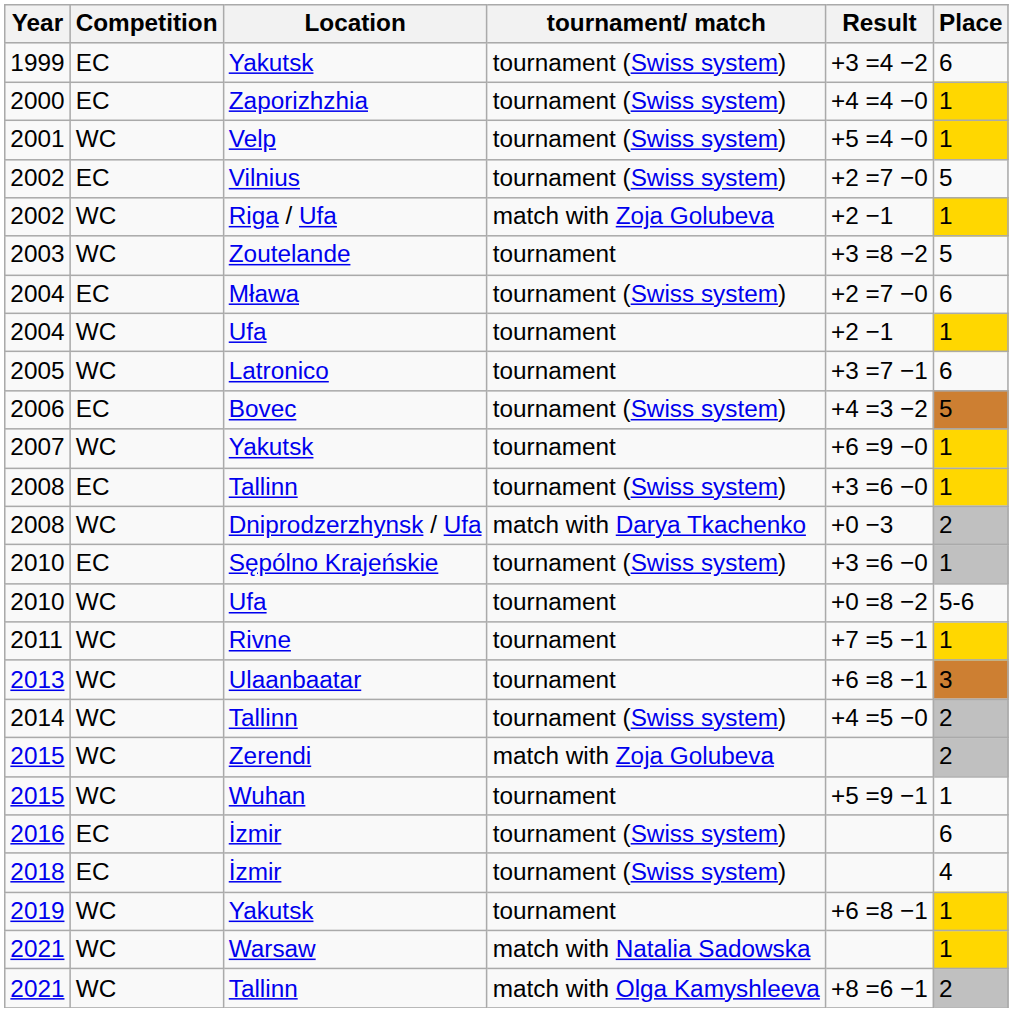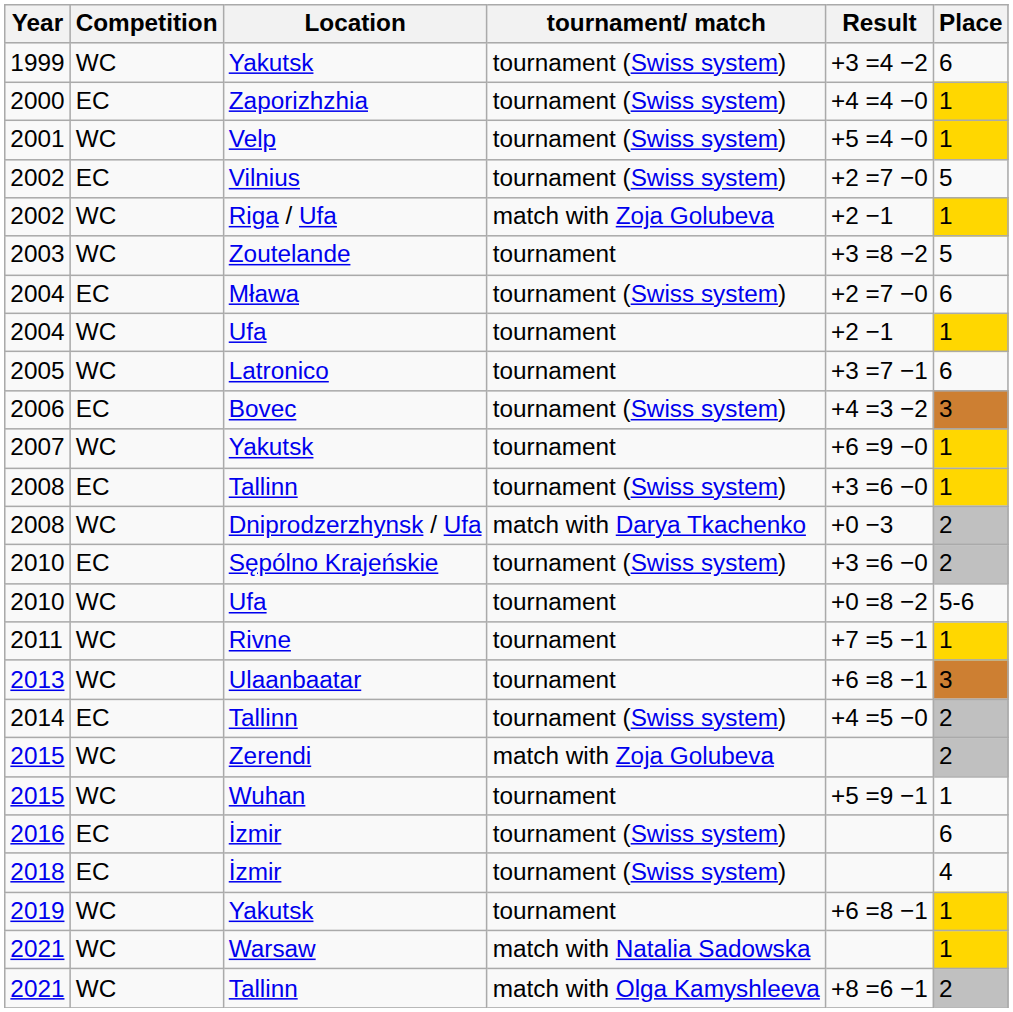(93, 62) EC -> (96, 62) WC
(946, 409) 5 -> (946, 409) 3
(946, 563) 1 -> (946, 563) 2
(96, 718) WC -> (93, 718) EC
